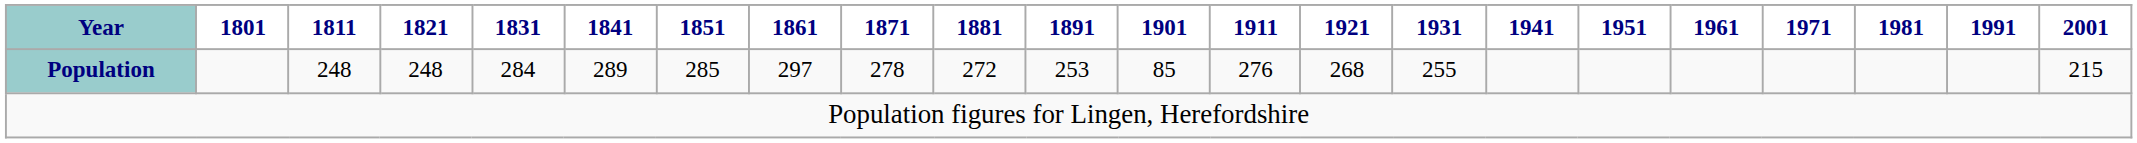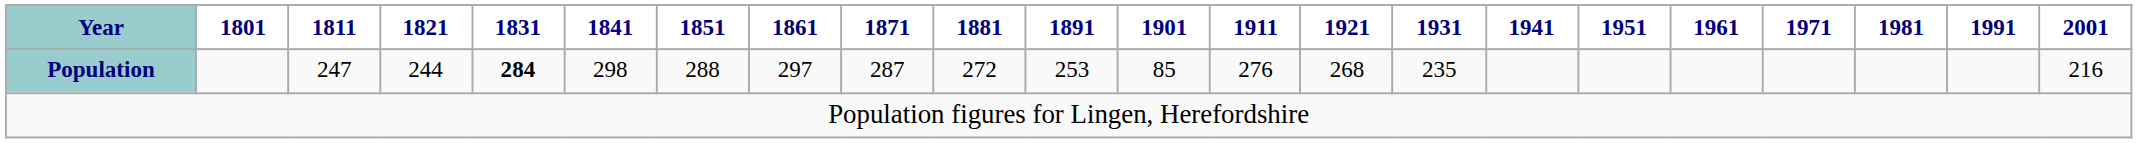(334, 70) 248 -> (334, 70) 247
(426, 70) 248 -> (426, 70) 244
(518, 70) normal -> (518, 70) bold
(610, 70) 289 -> (610, 70) 298
(703, 70) 285 -> (703, 70) 288
(887, 70) 278 -> (887, 70) 287
(1439, 70) 255 -> (1439, 70) 235
(2086, 70) 215 -> (2086, 70) 216
